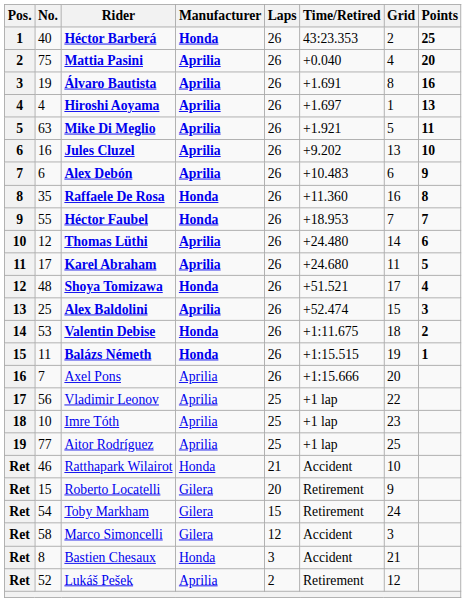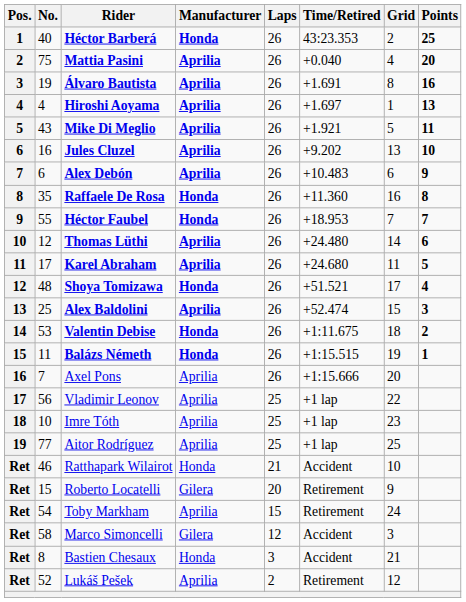(45, 128) 63 -> (45, 128) 43
(196, 512) Gilera -> (198, 512) Aprilia
